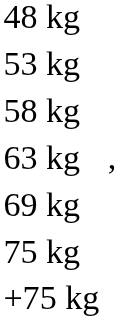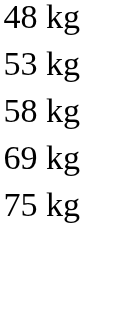- row: (42, 157)
- row: (51, 298)
